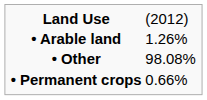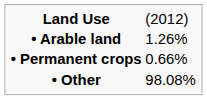rows swapped: (76, 80) <-> (76, 60)
